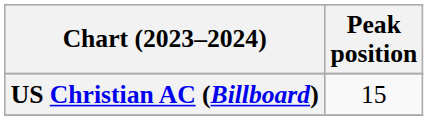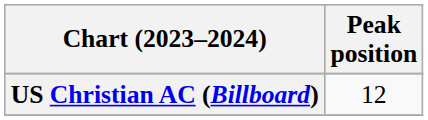(374, 94) 15 -> (374, 94) 12
